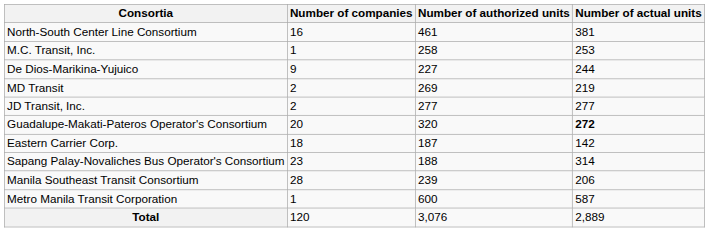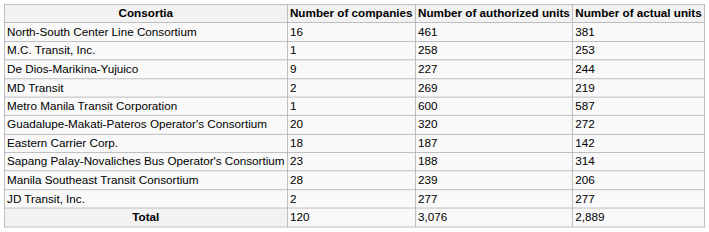rows swapped: (46, 106) <-> (92, 198)
(585, 124) bold -> (585, 124) normal
